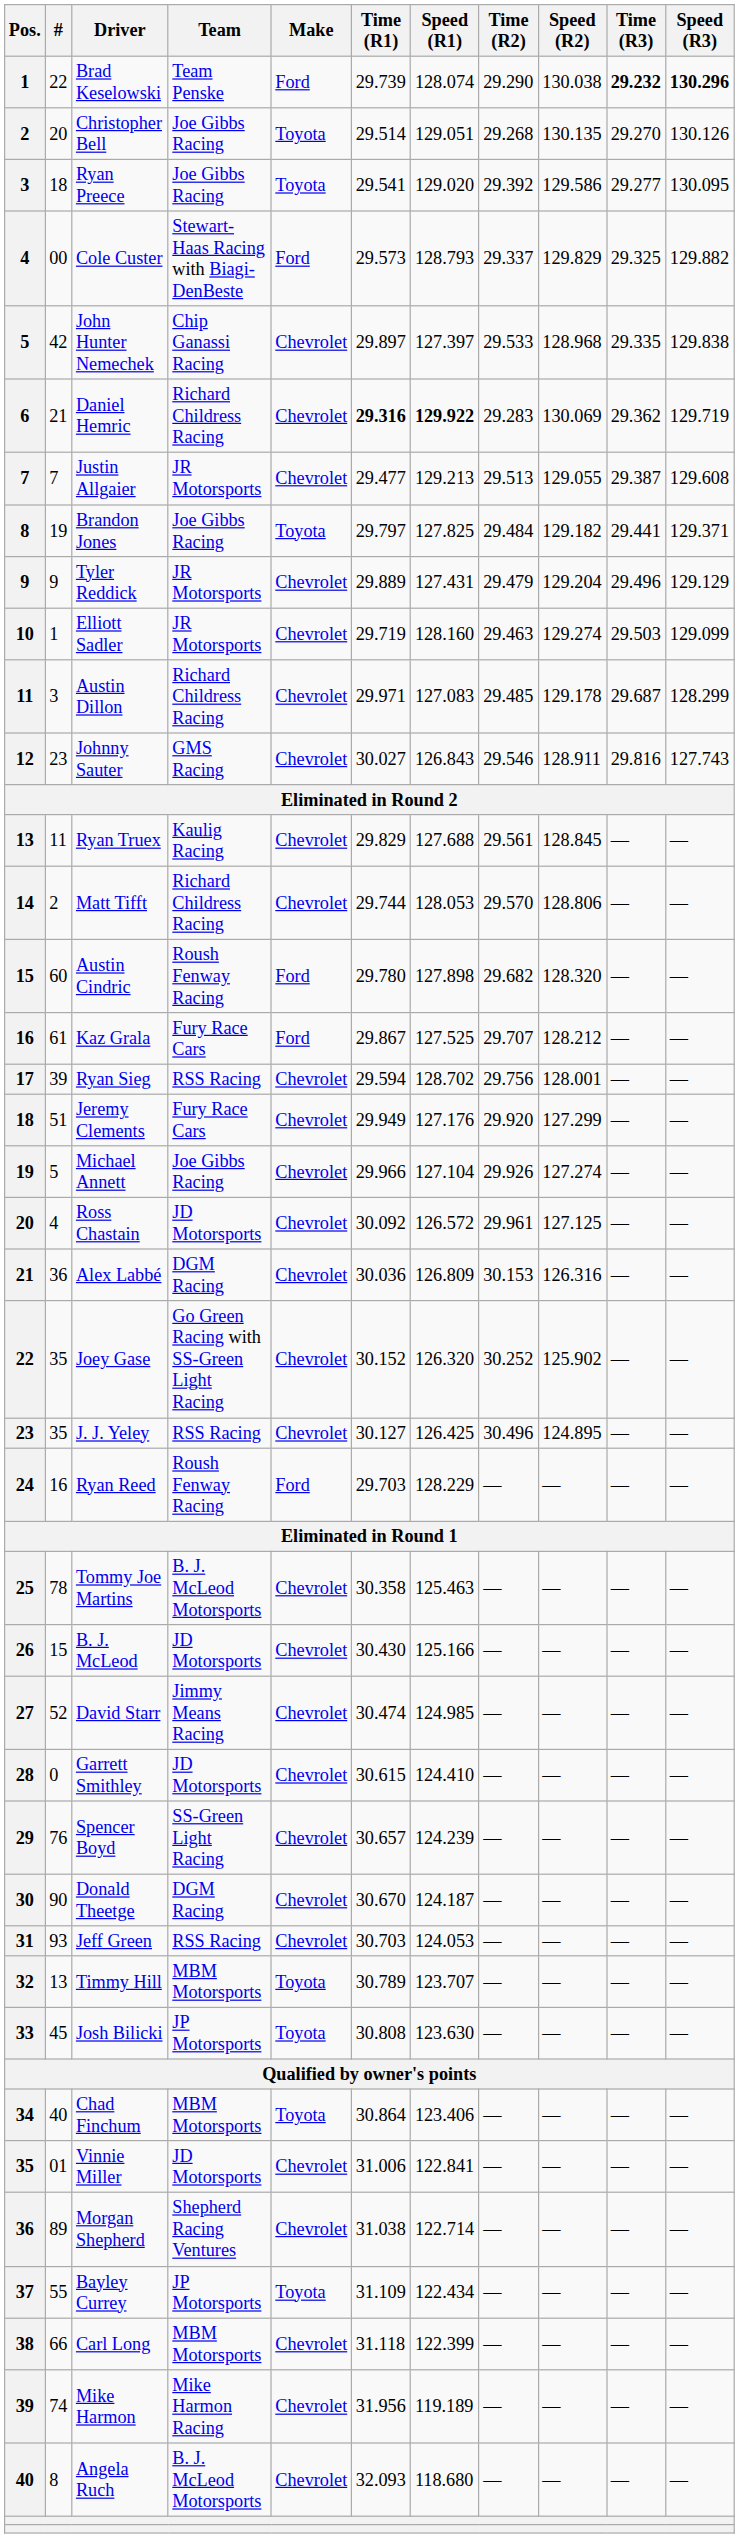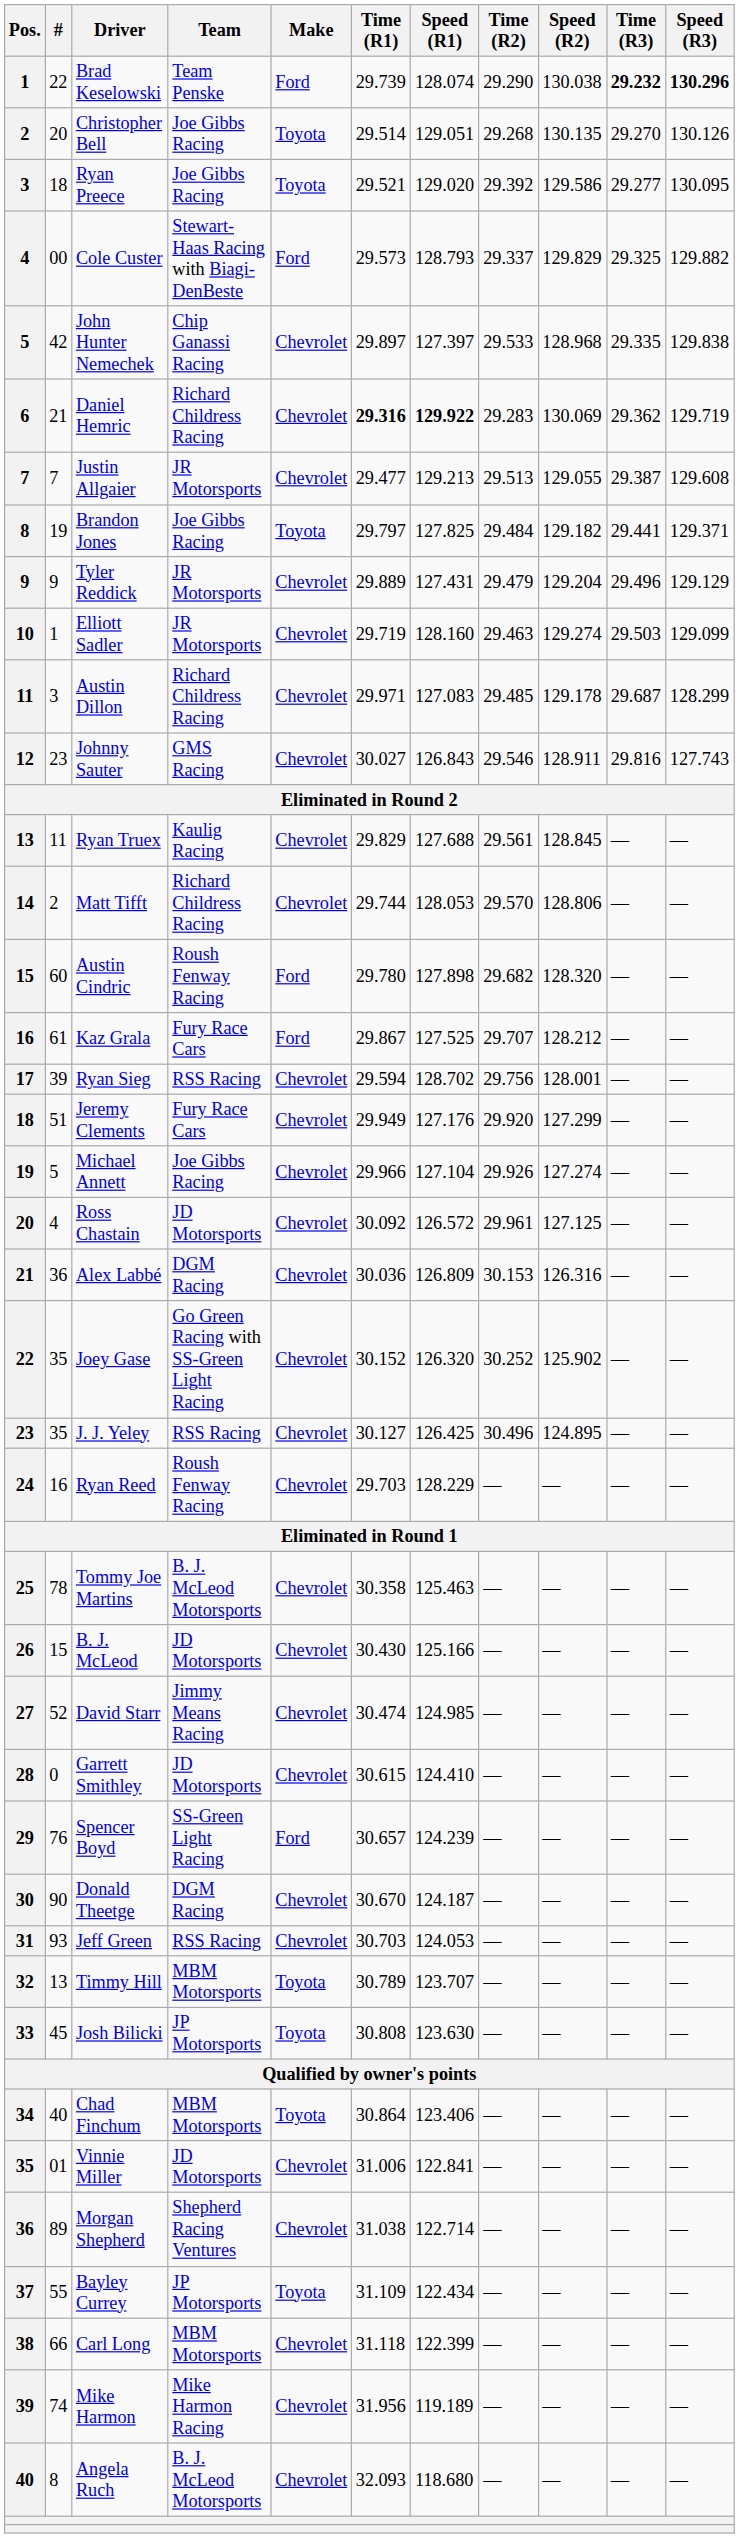(381, 185) 29.541 -> (381, 185) 29.521
(293, 1484) Ford -> (311, 1484) Chevrolet
(311, 1837) Chevrolet -> (293, 1837) Ford
